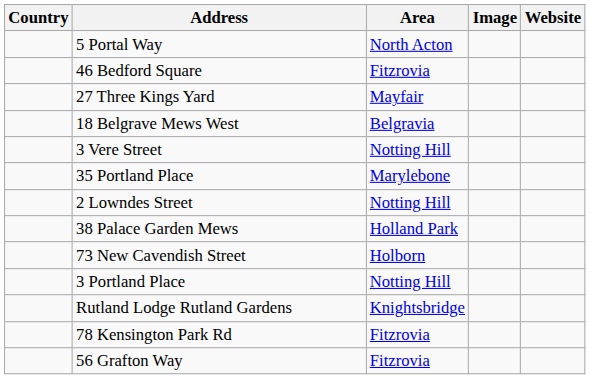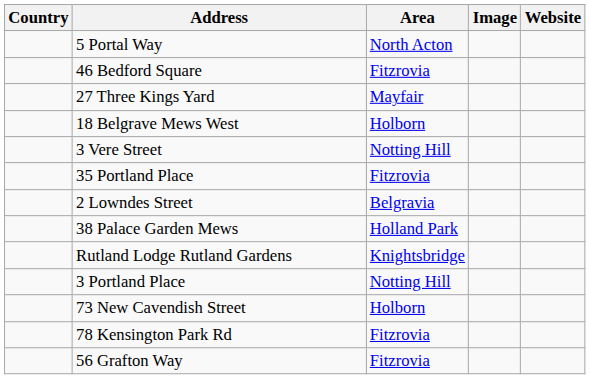(402, 123) Belgravia -> (398, 123) Holborn
(410, 176) Marylebone -> (400, 176) Fitzrovia
(410, 202) Notting Hill -> (402, 202) Belgravia
rows swapped: (161, 255) <-> (184, 307)
